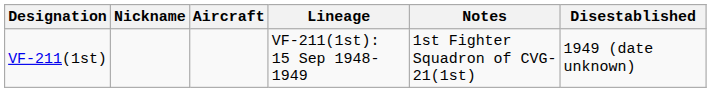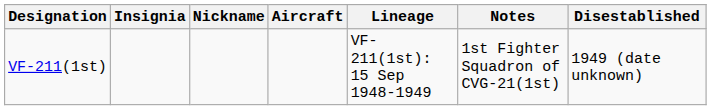+ column: (150, 17)
